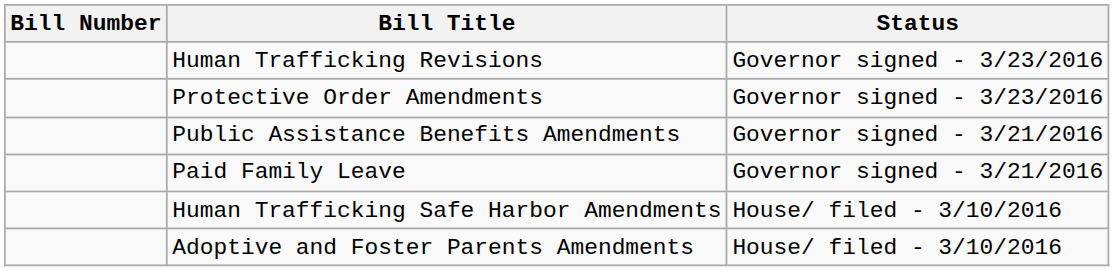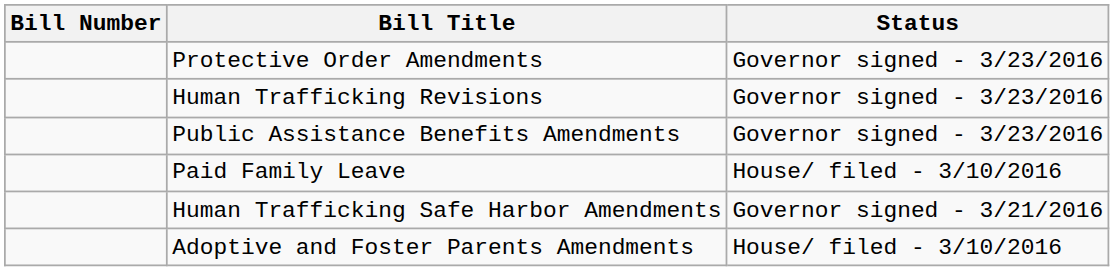rows swapped: (358, 61) <-> (358, 98)
(918, 135) Governor signed - 3/21/2016 -> (918, 135) Governor signed - 3/23/2016
(918, 173) Governor signed - 3/21/2016 -> (897, 173) House/ filed - 3/10/2016
(897, 210) House/ filed - 3/10/2016 -> (918, 210) Governor signed - 3/21/2016
